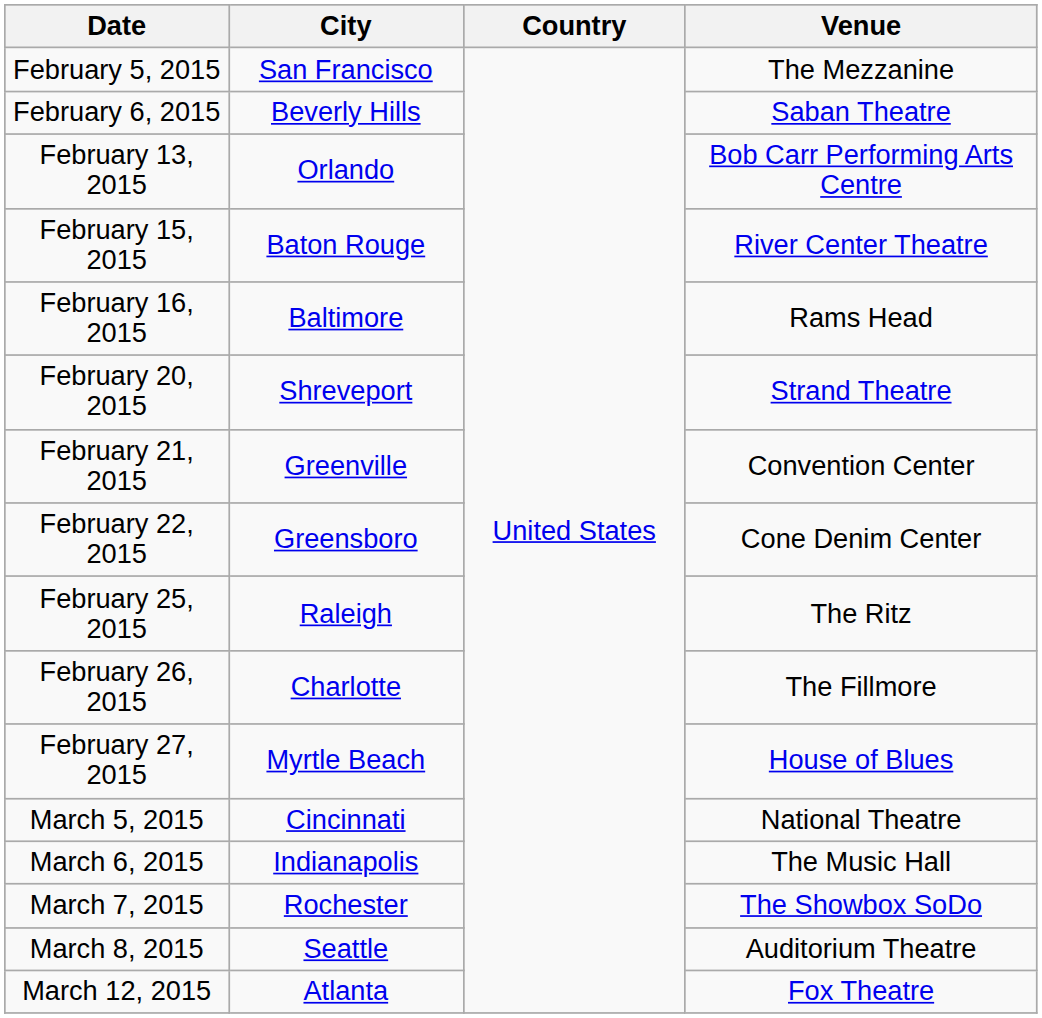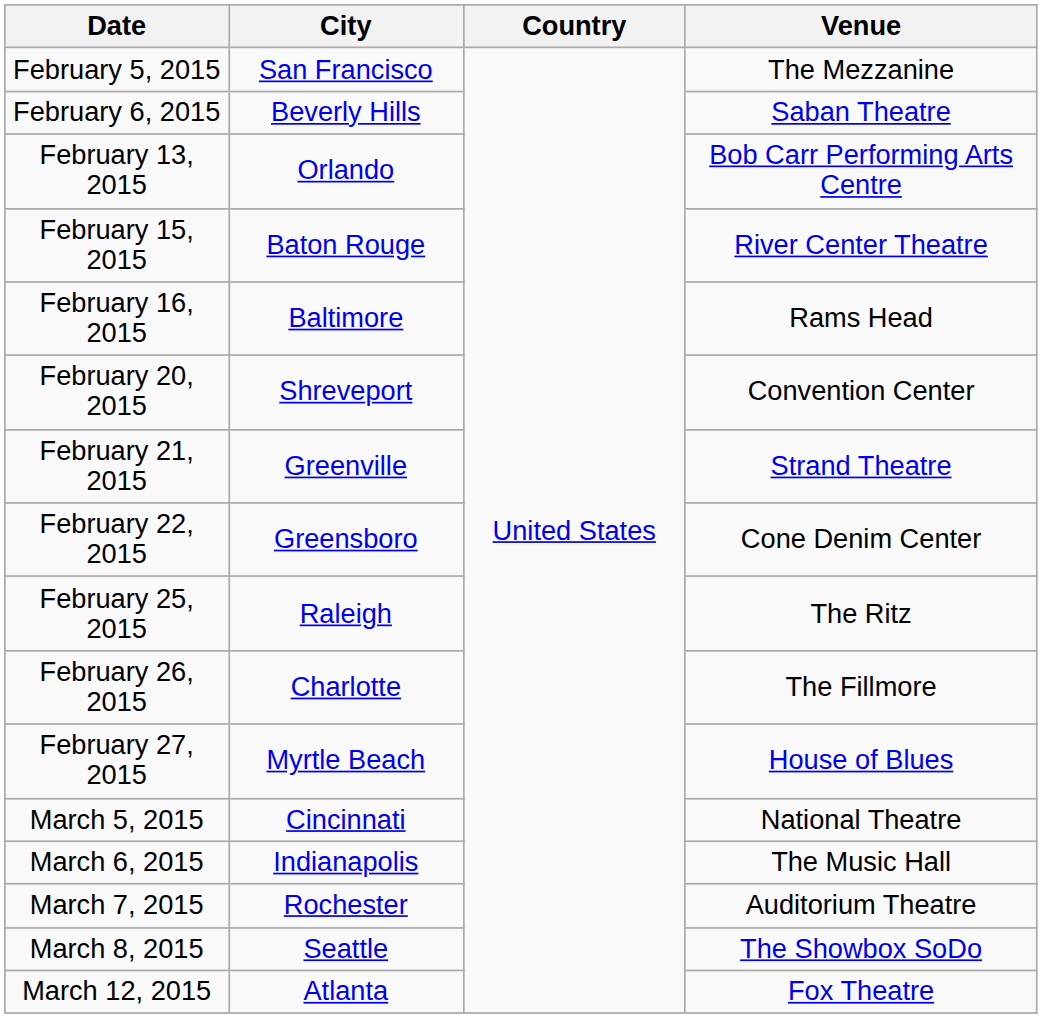(861, 391) Strand Theatre -> (861, 391) Convention Center
(861, 465) Convention Center -> (861, 465) Strand Theatre
(861, 905) The Showbox SoDo -> (861, 905) Auditorium Theatre
(861, 948) Auditorium Theatre -> (861, 948) The Showbox SoDo
